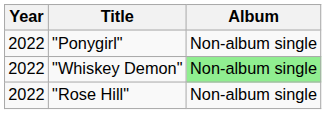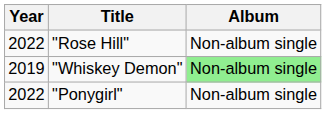rows swapped: (91, 95) <-> (87, 43)
(26, 69) 2022 -> (26, 69) 2019
